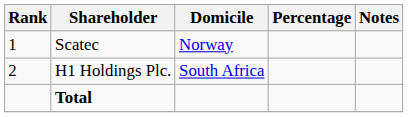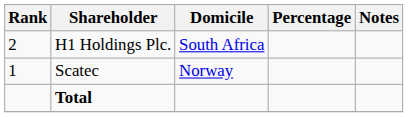rows swapped: (77, 44) <-> (113, 71)
